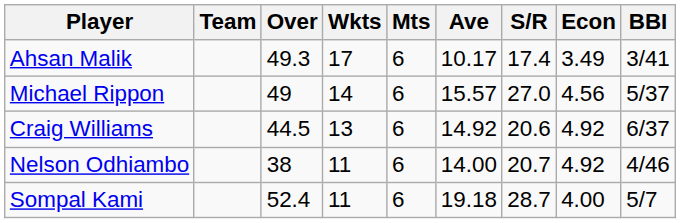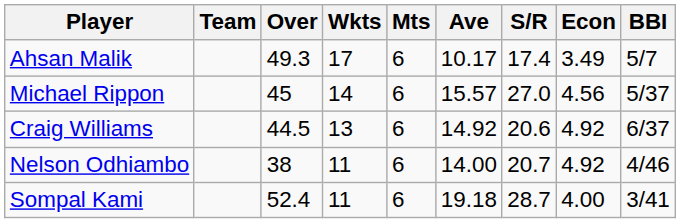(648, 57) 3/41 -> (642, 57) 5/7
(279, 93) 49 -> (279, 93) 45
(642, 199) 5/7 -> (648, 199) 3/41
